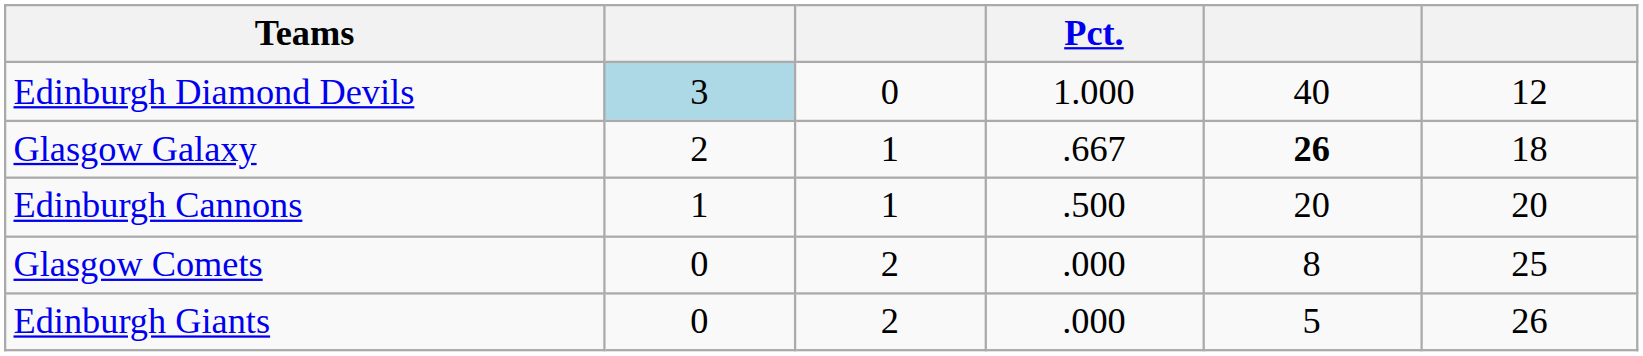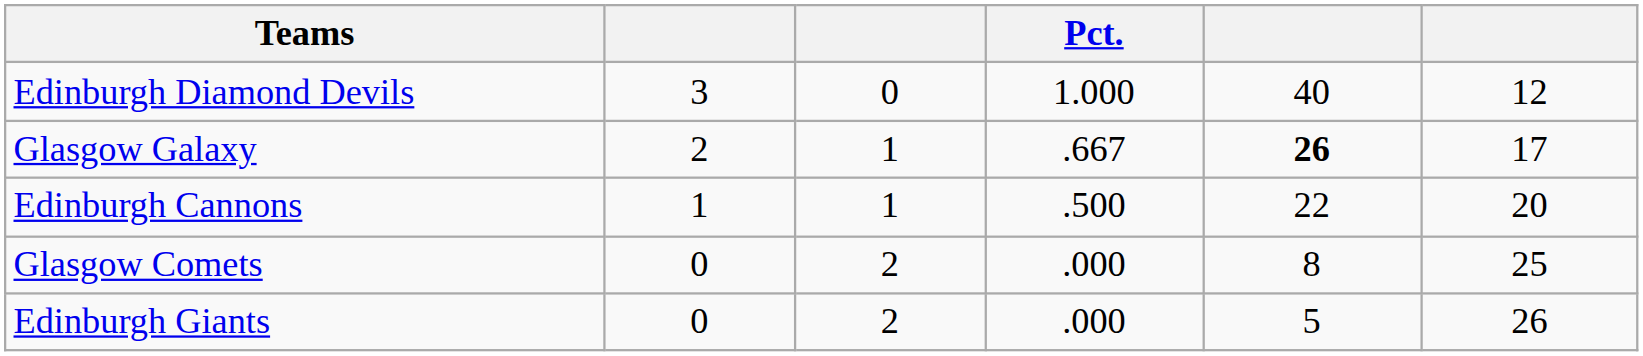(699, 90) lightblue background -> (699, 90) no background
(1529, 148) 18 -> (1529, 148) 17
(1312, 206) 20 -> (1312, 206) 22
